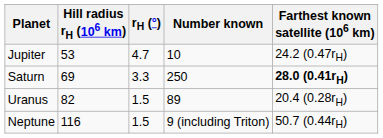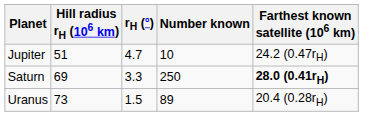(68, 55) 53 -> (61, 55) 51
(68, 99) 82 -> (61, 99) 73
- row: (31, 122)
